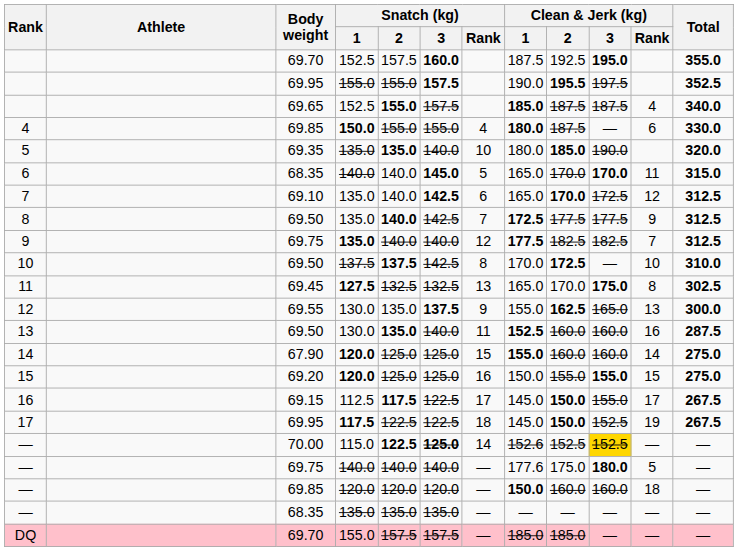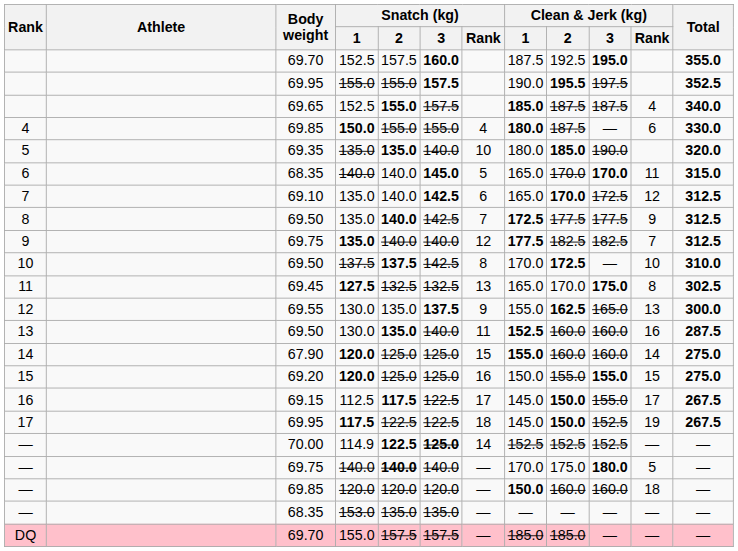(357, 444) 115.0 -> (357, 444) 114.9
(526, 444) 152.6 -> (526, 444) 152.5
(610, 444) gold background -> (610, 444) no background
(399, 467) normal -> (399, 467) bold
(526, 467) 177.6 -> (526, 467) 170.0
(357, 512) 135.0 -> (357, 512) 153.0
